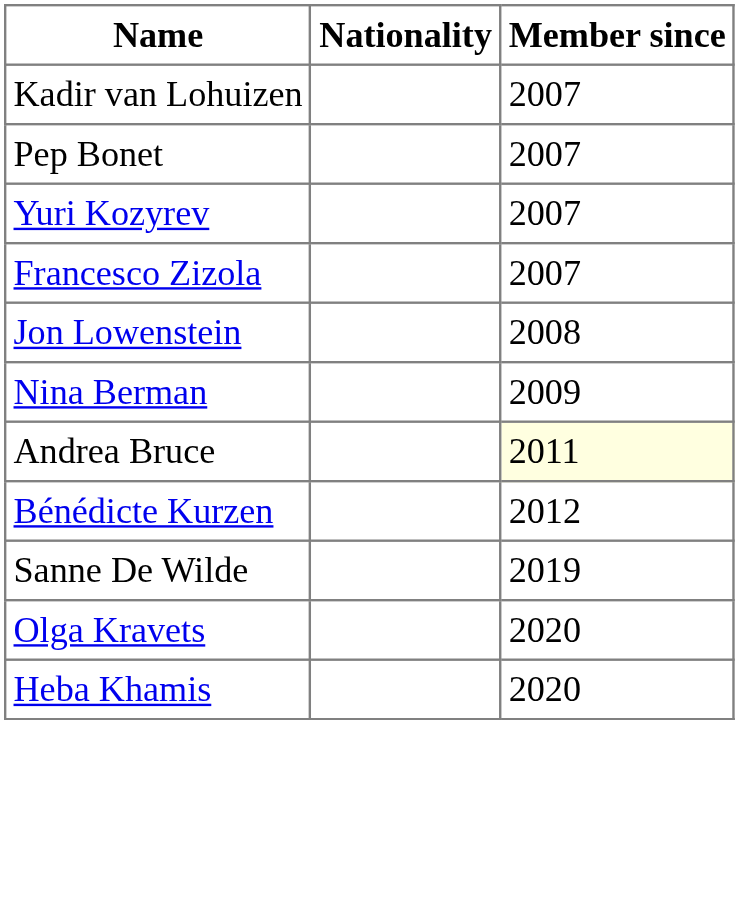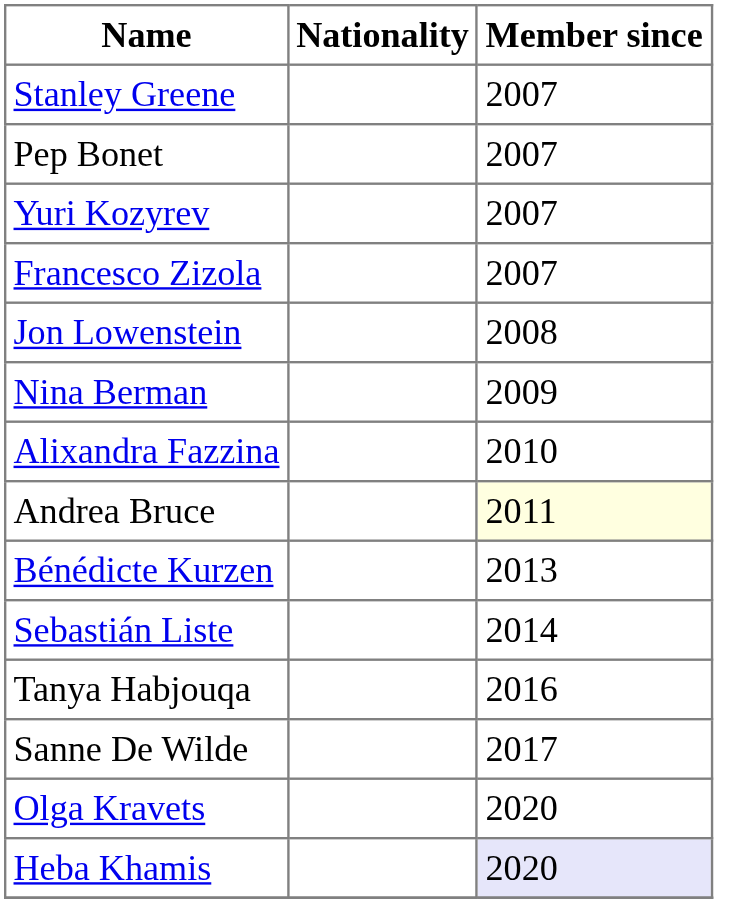+ row: (124, 93)
- row: (158, 93)
+ row: (147, 450)
(545, 510) 2012 -> (522, 569) 2013
+ row: (123, 629)
+ row: (132, 688)
(545, 569) 2019 -> (522, 748) 2017
(545, 688) no background -> (522, 867) lavender background
